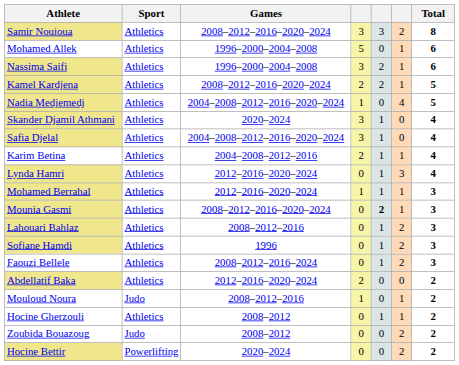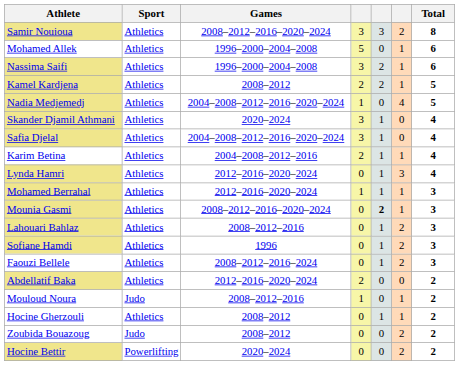(266, 85) 2008–2012–2016–2020–2024 -> (266, 85) 2008–2012
